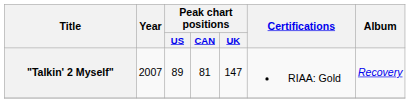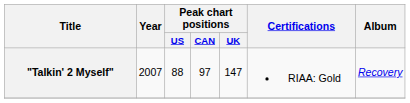(177, 73) 89 -> (177, 73) 88
(205, 73) 81 -> (205, 73) 97
